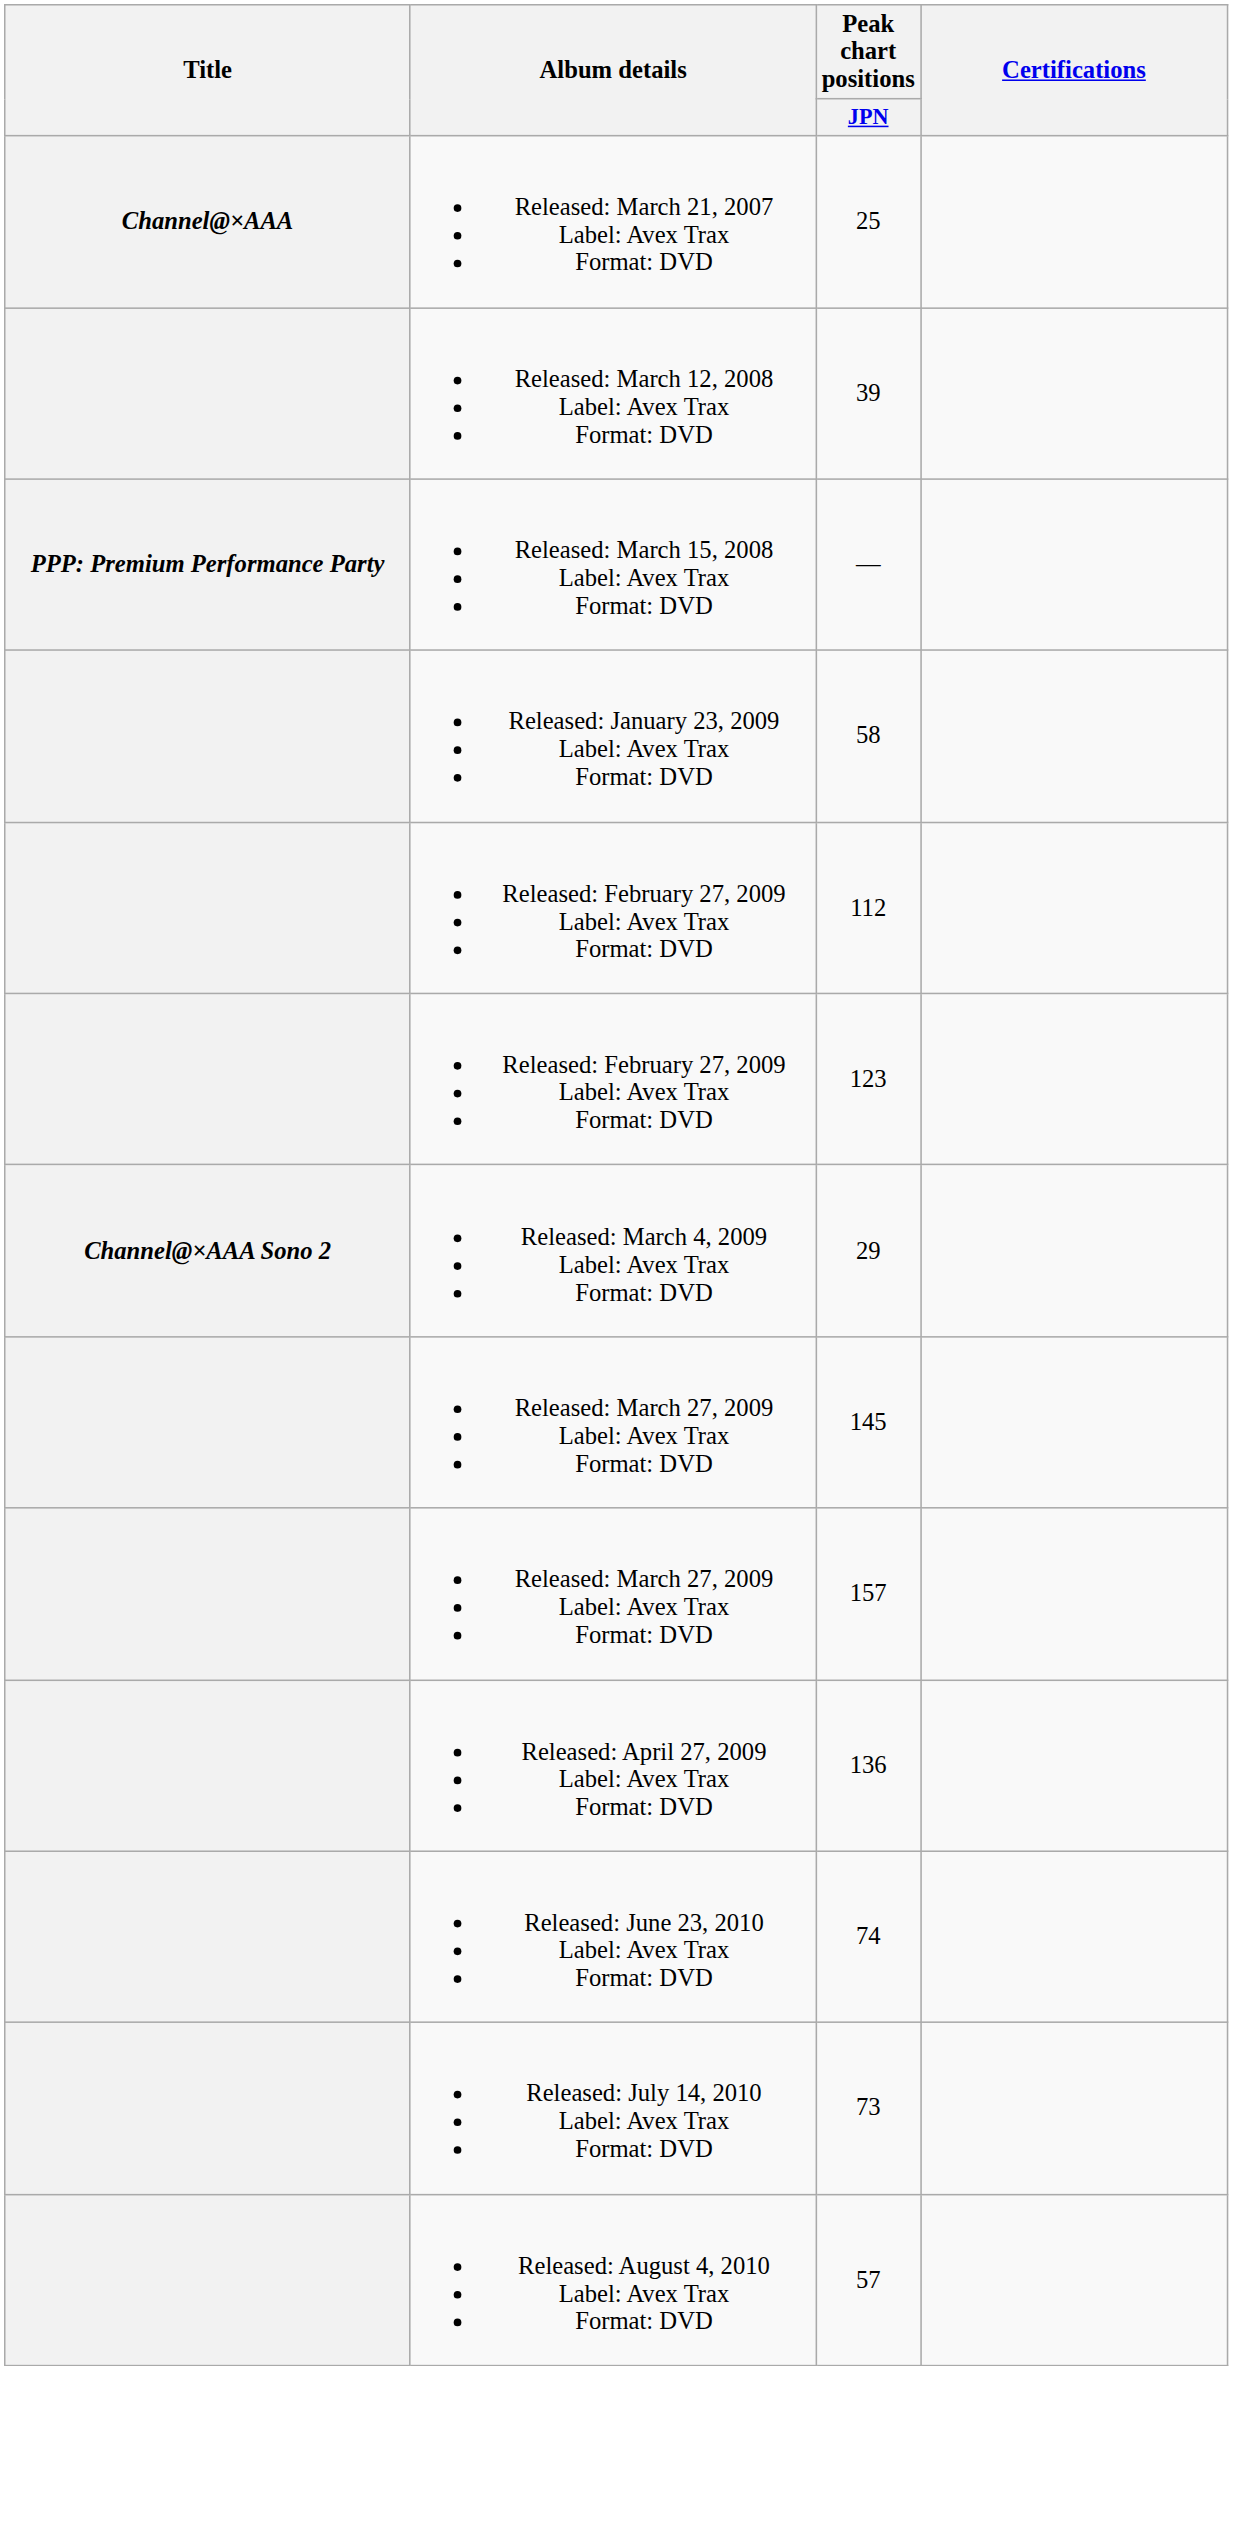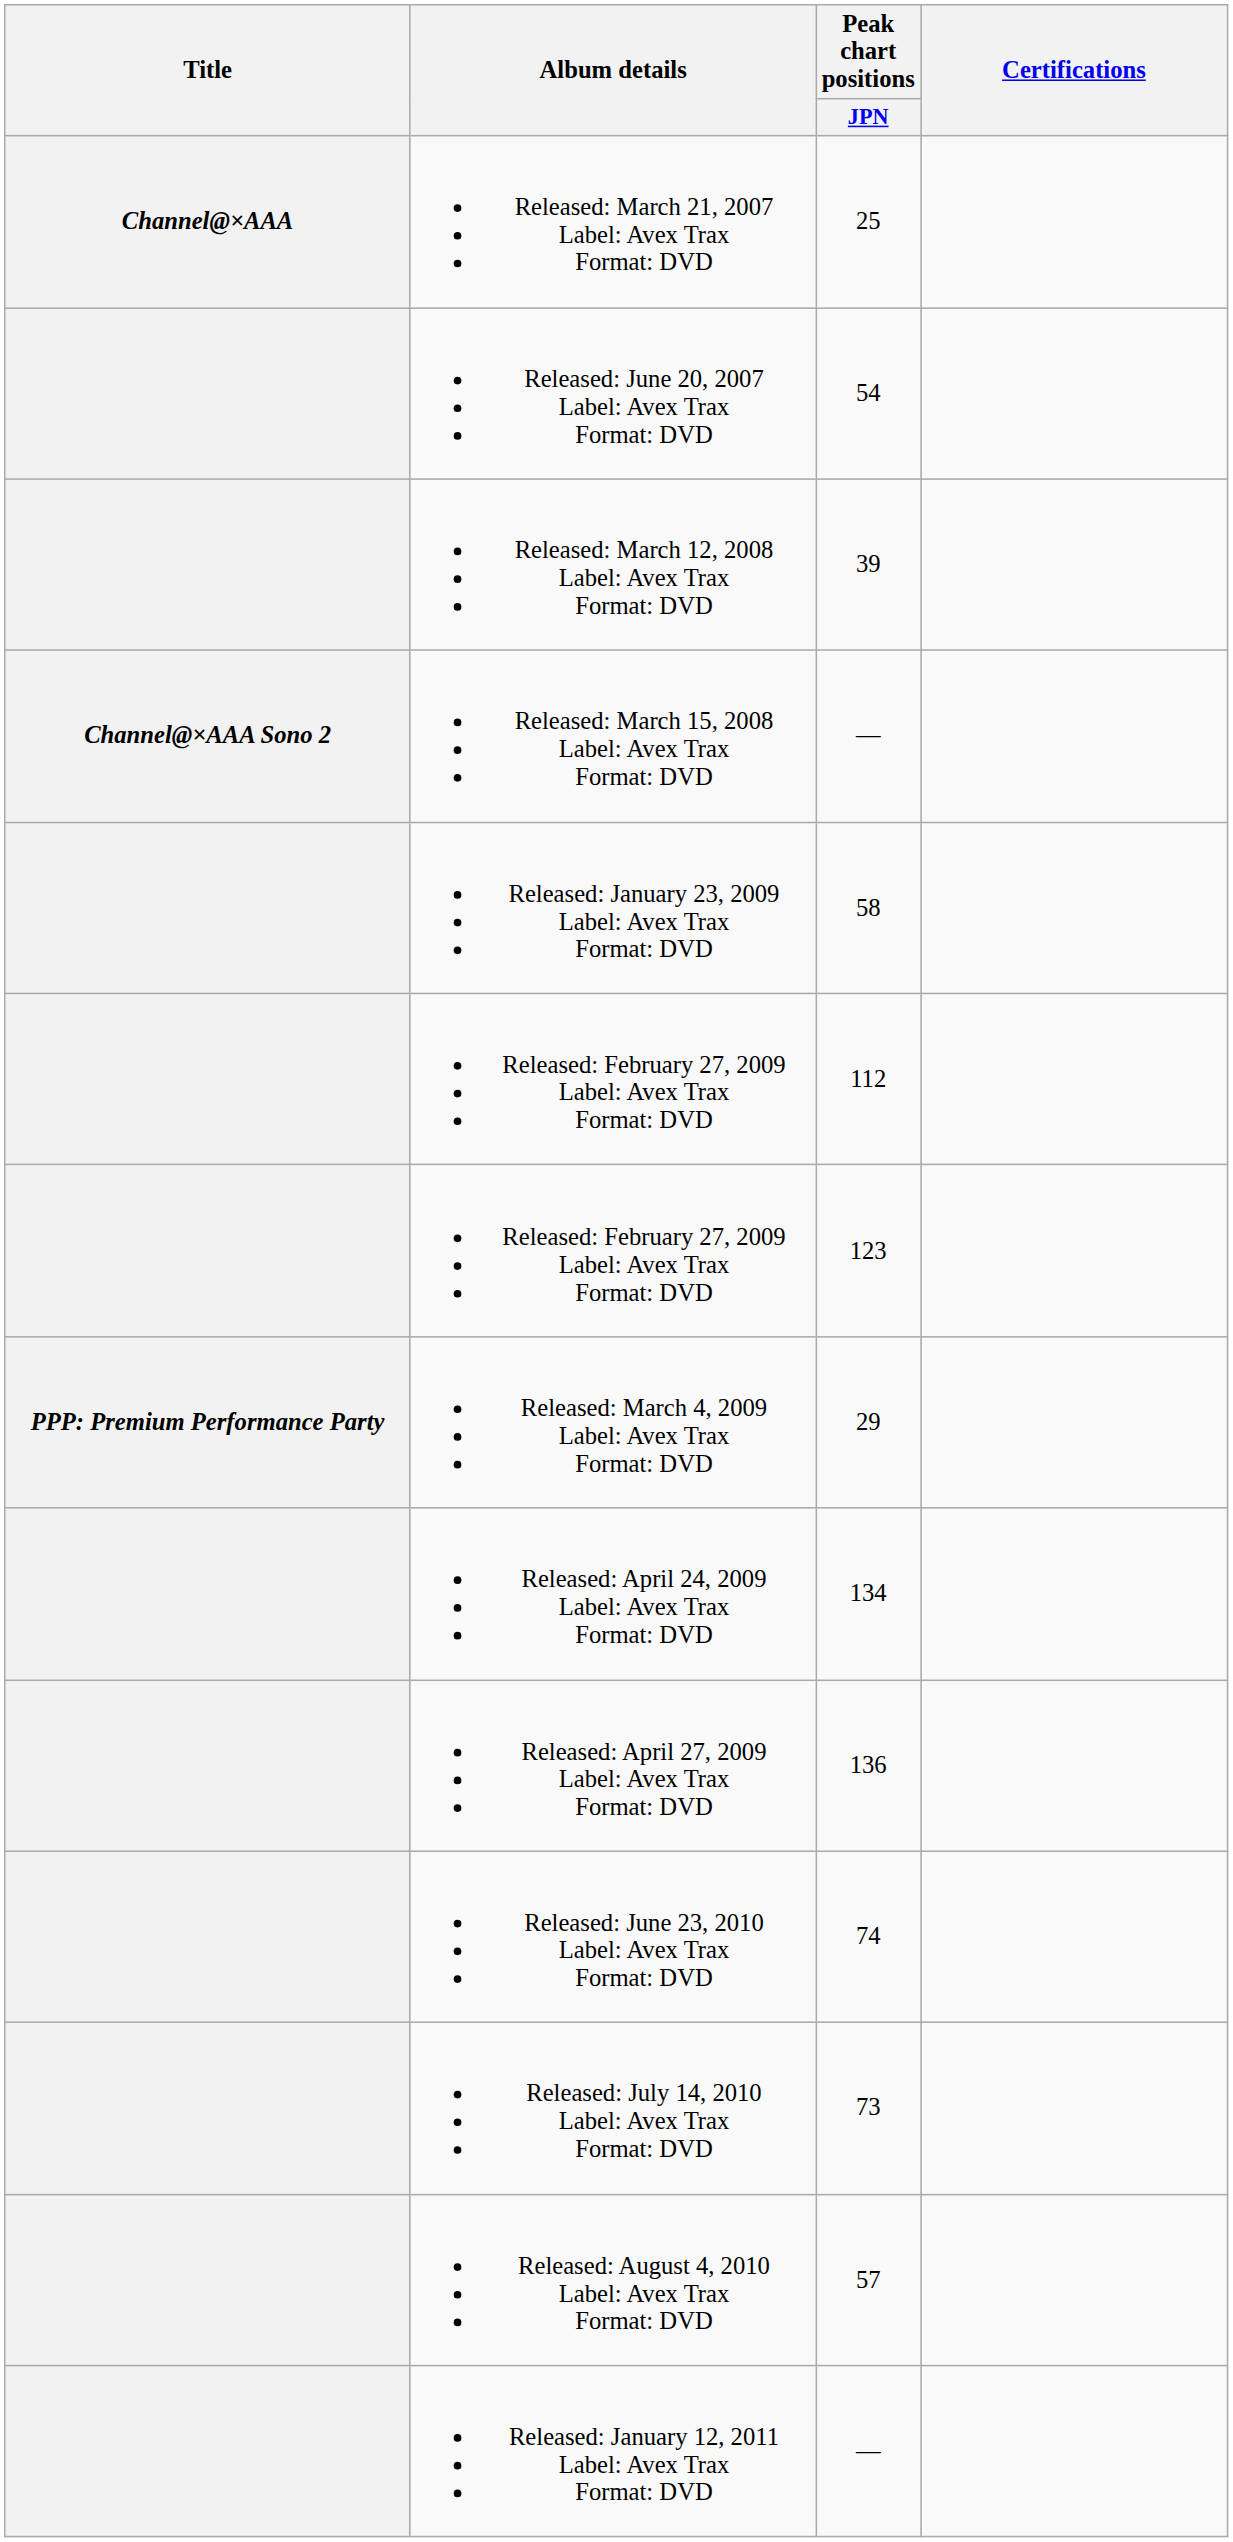+ row: (613, 407)
(208, 564) PPP: Premium Performance Party -> (208, 735) Channel@×AAA Sono 2
(208, 1250) Channel@×AAA Sono 2 -> (208, 1421) PPP: Premium Performance Party
- row: (613, 1436)
- row: (613, 1608)
+ row: (613, 1608)
+ row: (613, 2465)
